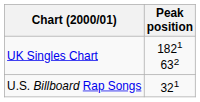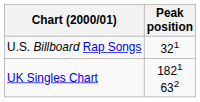rows swapped: (53, 55) <-> (74, 86)
